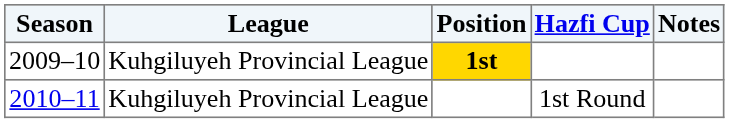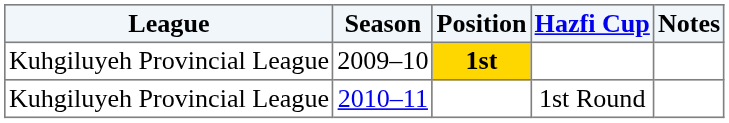columns swapped: (55, 23) <-> (268, 23)
